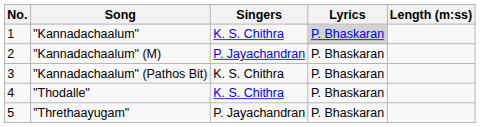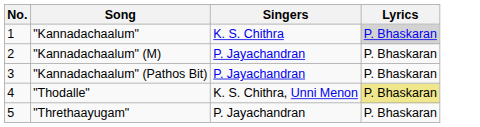- column: (431, 14)
(249, 74) K. S. Chithra -> (259, 74) P. Jayachandran
(249, 93) K. S. Chithra -> (286, 93) K. S. Chithra, Unni Menon
(347, 93) no background -> (400, 93) khaki background
